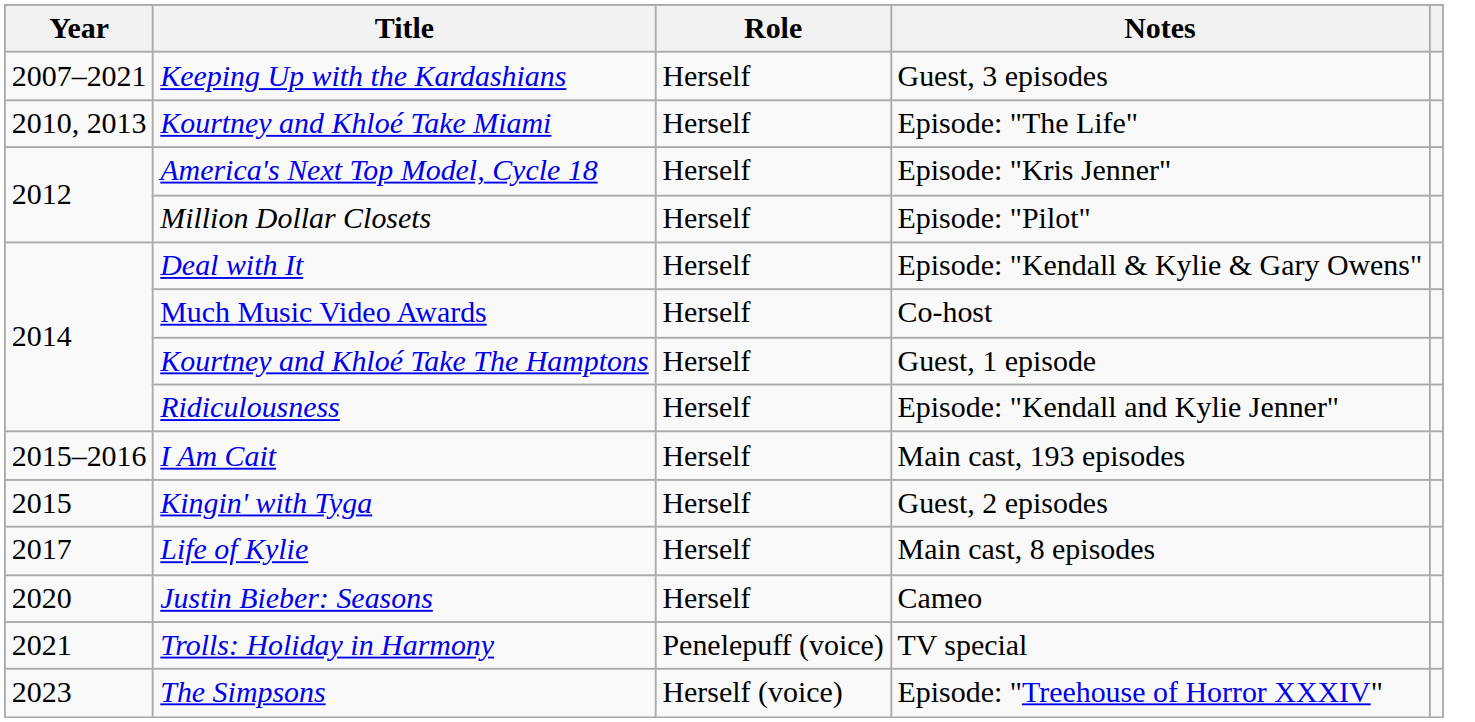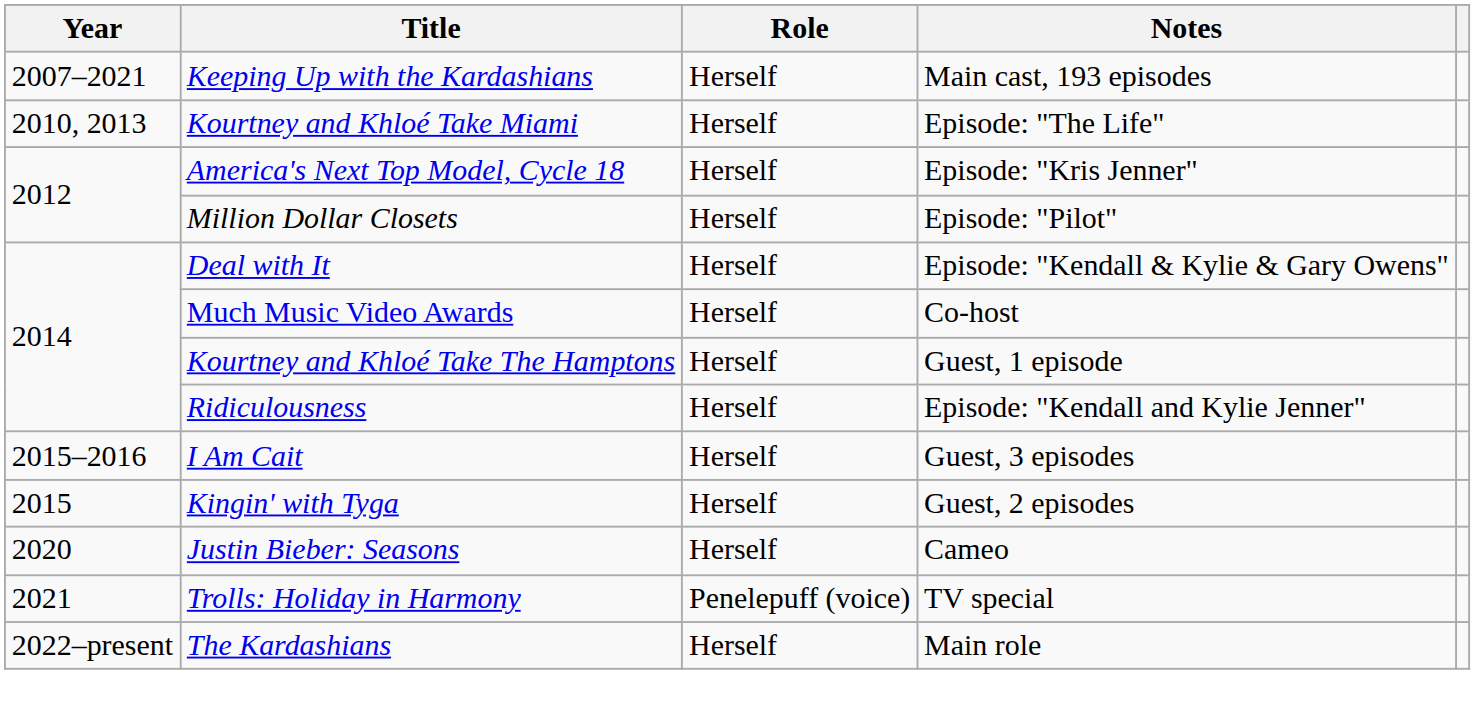(1003, 75) Guest, 3 episodes -> (1068, 75) Main cast, 193 episodes
(1041, 455) Main cast, 193 episodes -> (1029, 455) Guest, 3 episodes
- row: (234, 550)
+ row: (289, 645)
- row: (243, 692)
